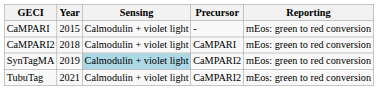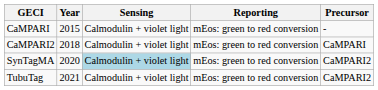columns swapped: (308, 12) <-> (217, 12)
(70, 61) 2019 -> (70, 61) 2020
